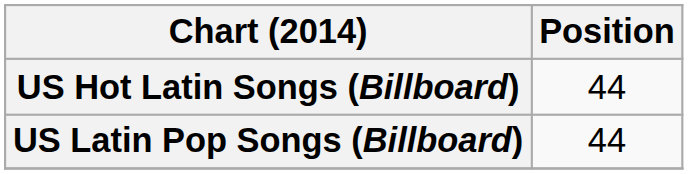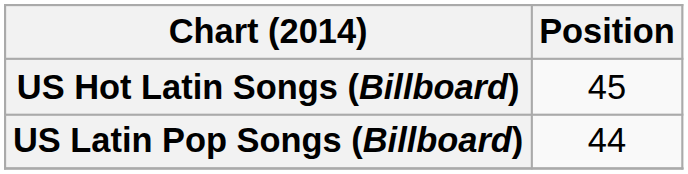(607, 86) 44 -> (607, 86) 45
